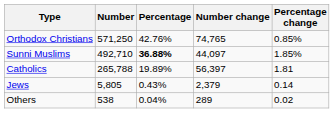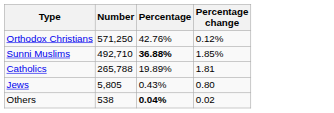- column: (233, 17)
(288, 38) 0.85% -> (210, 38) 0.12%
(284, 85) 0.14 -> (205, 85) 0.80
(153, 100) normal -> (153, 100) bold
